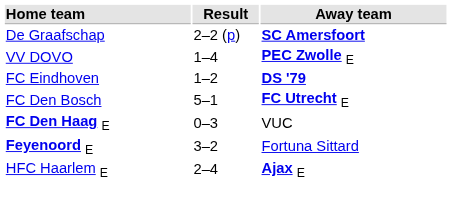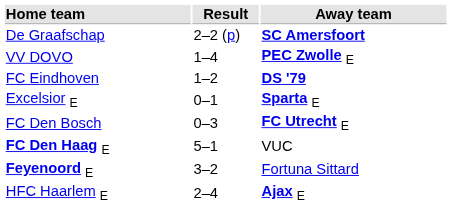+ row: (42, 100)
(206, 100) 5–1 -> (206, 123) 0–3
(206, 123) 0–3 -> (206, 146) 5–1
